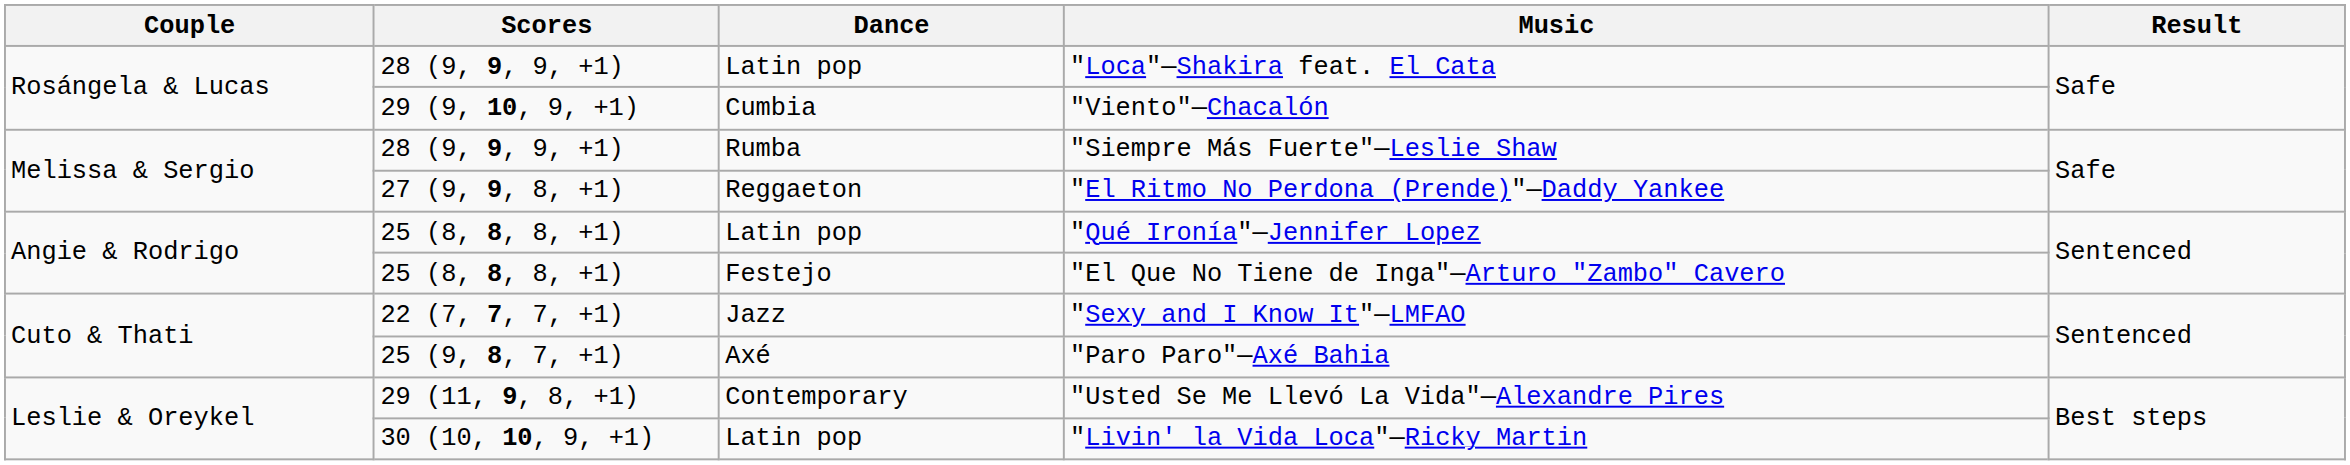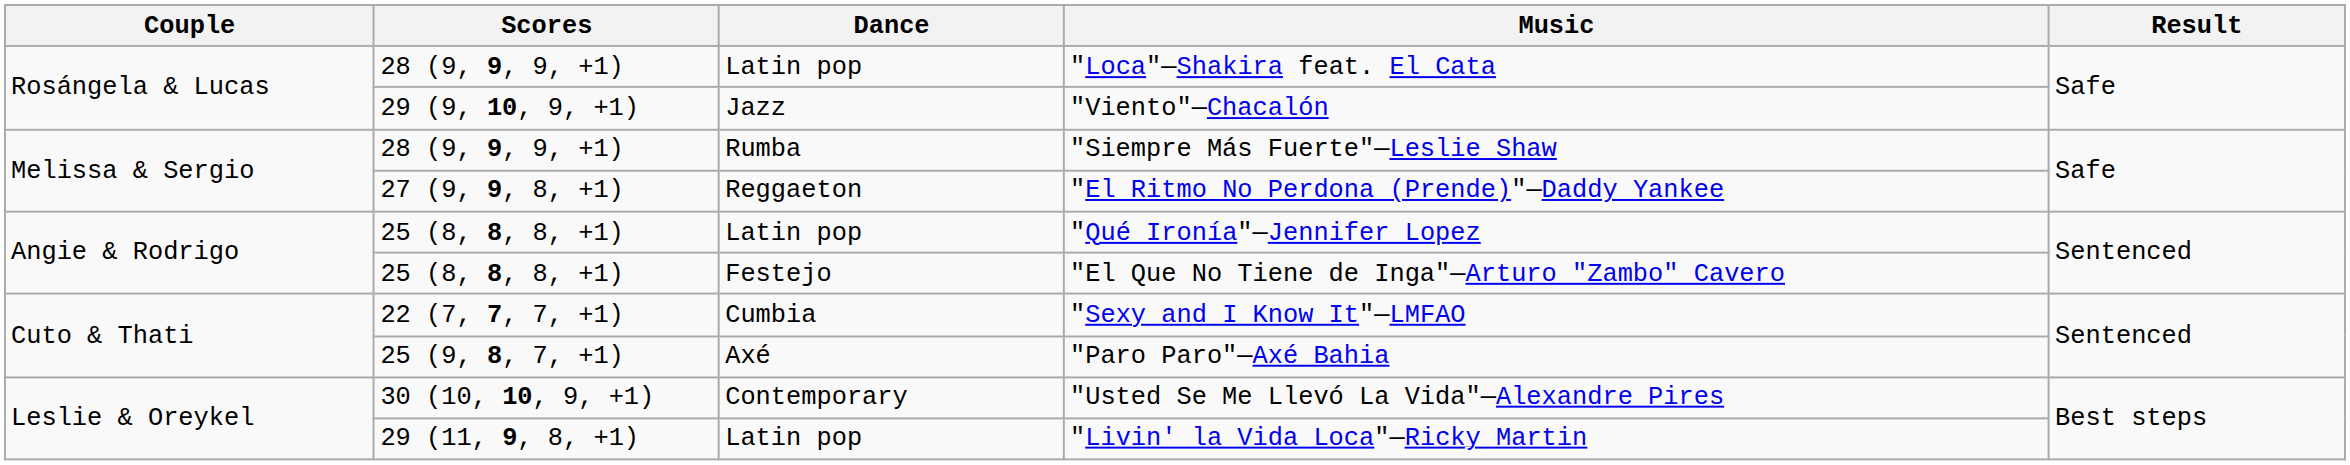(771, 108) Cumbia -> (756, 108) Jazz
(756, 315) Jazz -> (771, 315) Cumbia
(510, 397) 29 (11, 9, 8, +1) -> (517, 397) 30 (10, 10, 9, +1)
(517, 439) 30 (10, 10, 9, +1) -> (510, 439) 29 (11, 9, 8, +1)
